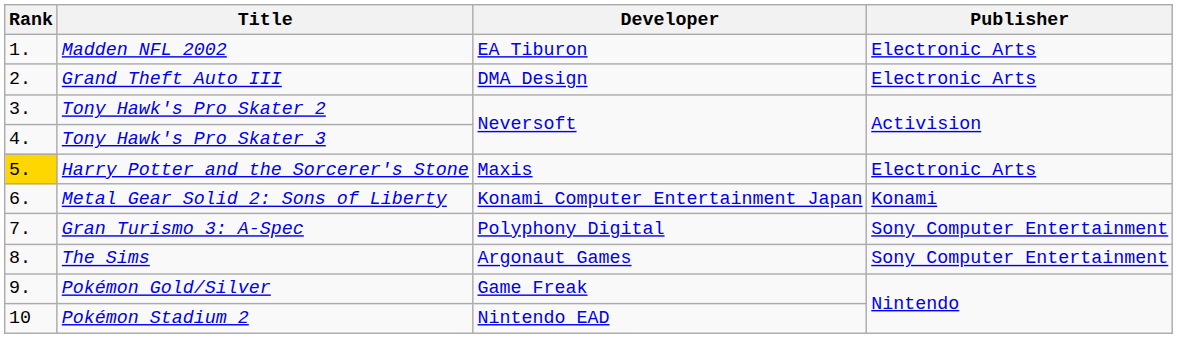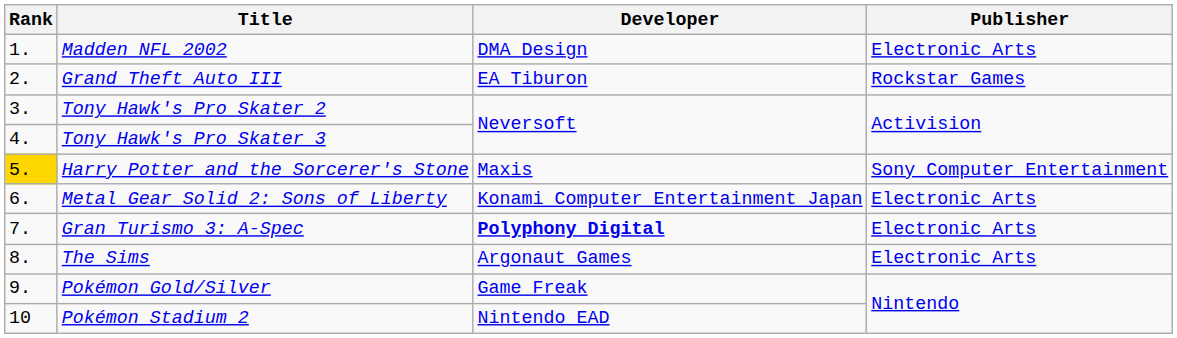(533, 50) EA Tiburon -> (533, 50) DMA Design
(533, 79) DMA Design -> (533, 79) EA Tiburon
(954, 79) Electronic Arts -> (948, 79) Rockstar Games
(954, 169) Electronic Arts -> (1020, 169) Sony Computer Entertainment
(904, 199) Konami -> (954, 199) Electronic Arts
(571, 229) normal -> (571, 229) bold
(1020, 229) Sony Computer Entertainment -> (954, 229) Electronic Arts
(1020, 259) Sony Computer Entertainment -> (954, 259) Electronic Arts
